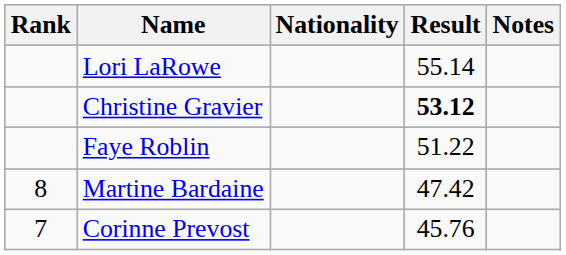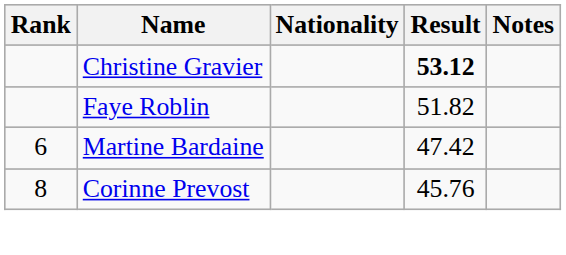- row: (152, 65)
(446, 147) 51.22 -> (446, 106) 51.82
(41, 188) 8 -> (41, 147) 6
(41, 229) 7 -> (41, 188) 8
